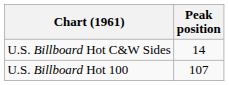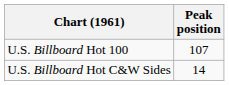rows swapped: (89, 49) <-> (68, 70)
